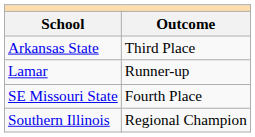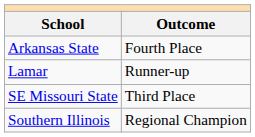(160, 47) Third Place -> (163, 47) Fourth Place
(163, 96) Fourth Place -> (160, 96) Third Place
